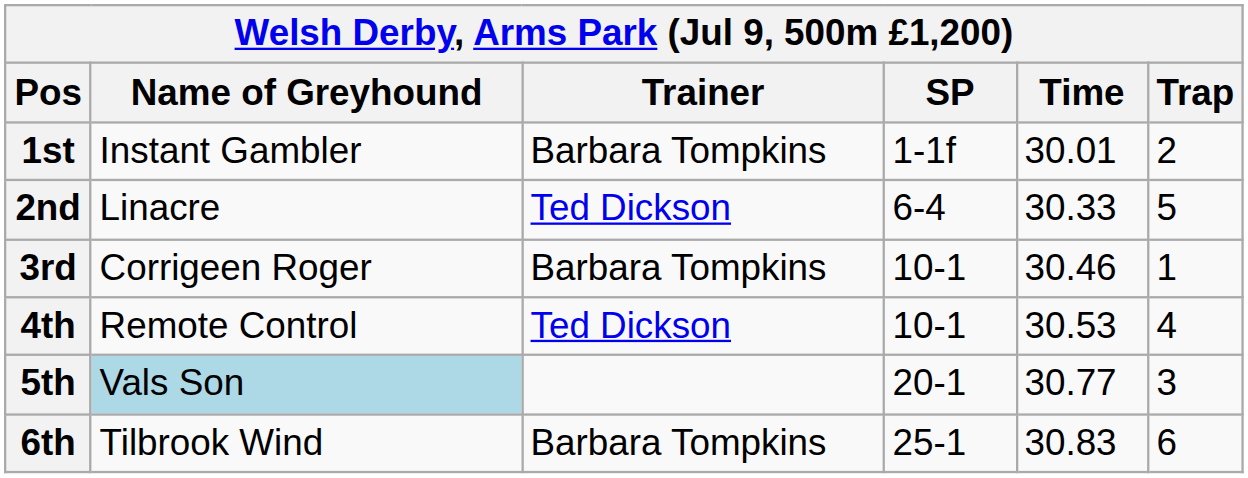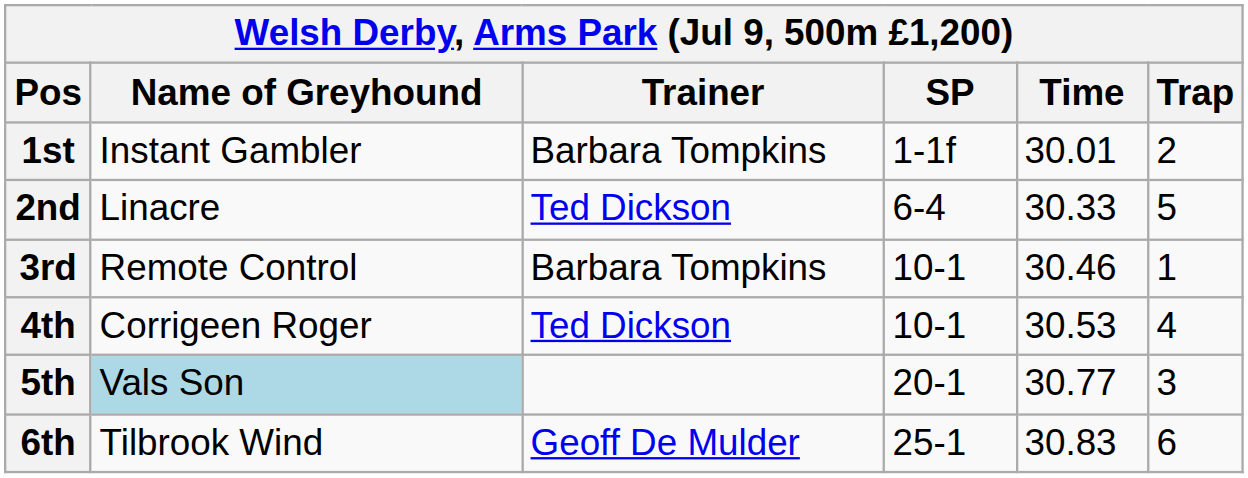(236, 267) Corrigeen Roger -> (228, 267) Remote Control
(228, 325) Remote Control -> (236, 325) Corrigeen Roger
(679, 442) Barbara Tompkins -> (665, 442) Geoff De Mulder
